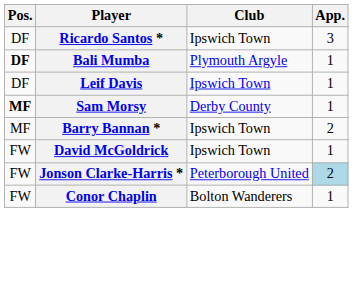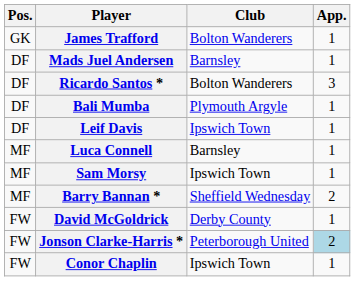+ row: (111, 38)
+ row: (111, 60)
(230, 38) Ipswich Town -> (241, 83) Bolton Wanderers
(20, 60) bold -> (20, 106) normal
+ row: (111, 151)
(20, 106) bold -> (20, 173) normal
(230, 106) Derby County -> (230, 173) Ipswich Town
(230, 128) Ipswich Town -> (250, 196) Sheffield Wednesday
(230, 151) Ipswich Town -> (230, 219) Derby County
(241, 196) Bolton Wanderers -> (230, 264) Ipswich Town
